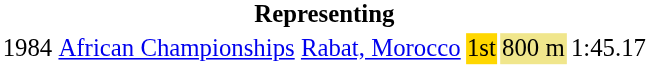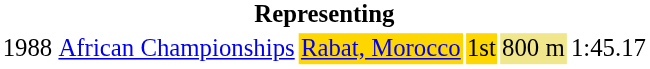(27, 48) 1984 -> (27, 48) 1988
(381, 48) no background -> (381, 48) gold background
